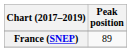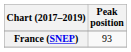(107, 39) 89 -> (107, 39) 93
